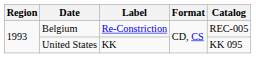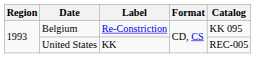(229, 28) REC-005 -> (226, 28) KK 095
(226, 45) KK 095 -> (229, 45) REC-005
